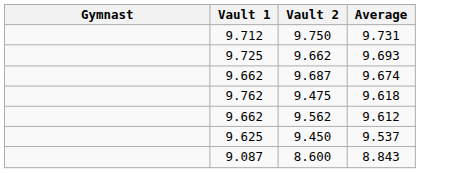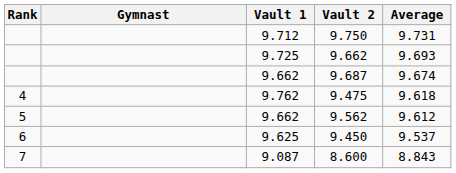+ column: (22, 15)
